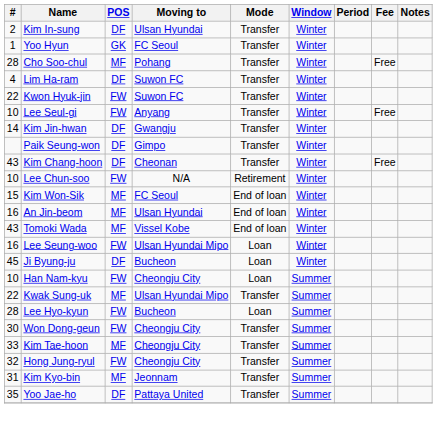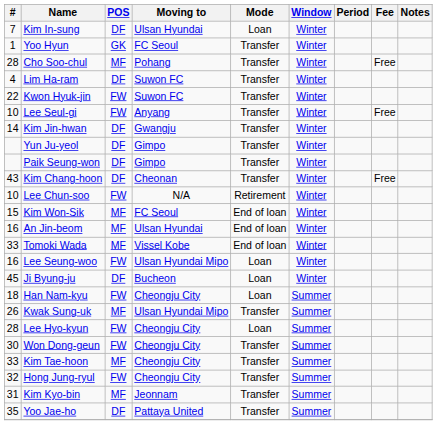(13, 30) 2 -> (13, 30) 7
(260, 30) Transfer -> (260, 30) Loan
+ row: (51, 146)
(13, 229) 43 -> (13, 246) 33
(13, 279) 10 -> (13, 295) 18
(13, 295) 22 -> (13, 312) 26
(155, 312) Bucheon -> (167, 329) Cheongju City
